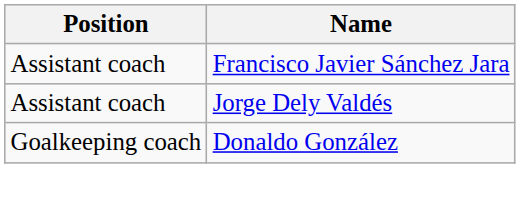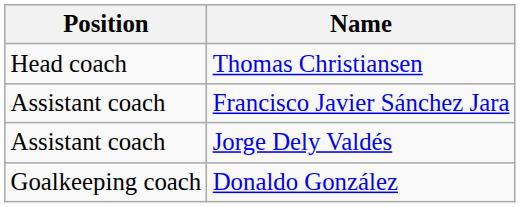+ row: (318, 63)
